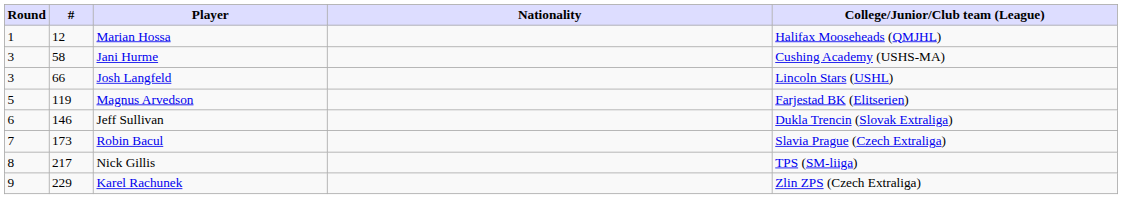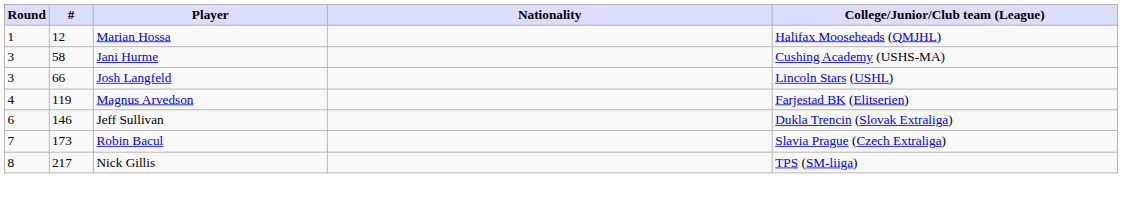(11, 99) 5 -> (11, 99) 4
- row: (139, 183)
